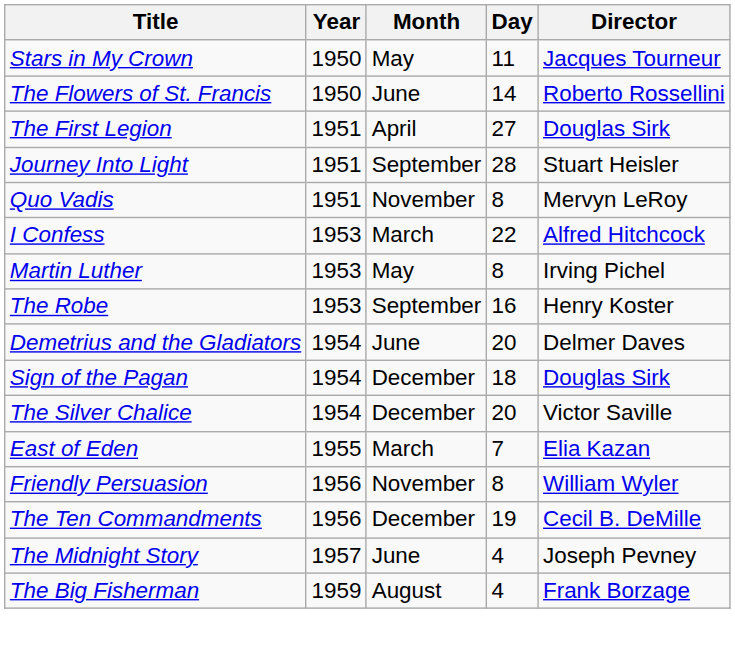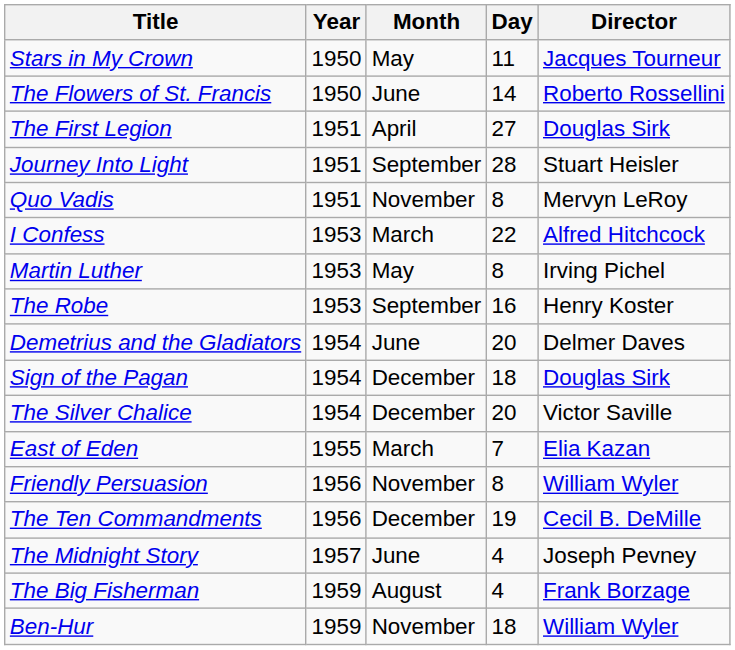+ row: (52, 626)
